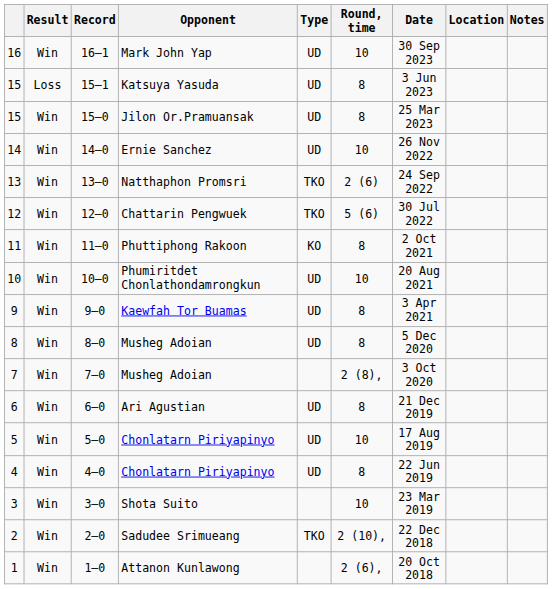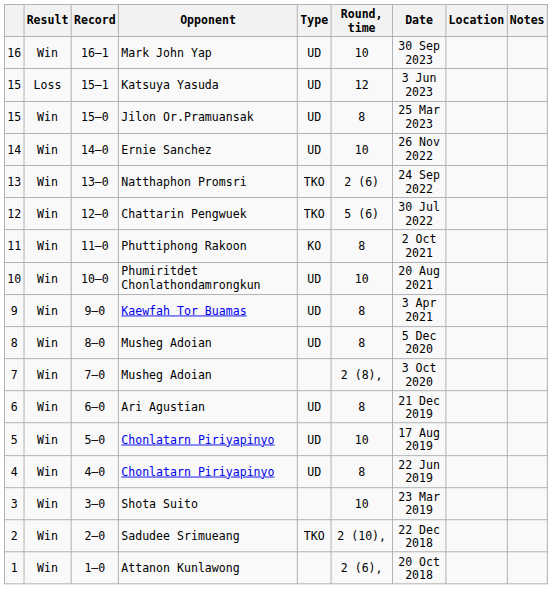(362, 85) 8 -> (362, 85) 12
